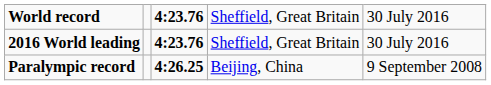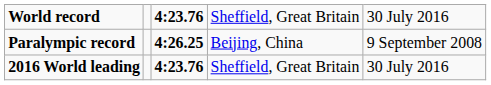rows swapped: (72, 67) <-> (74, 42)
